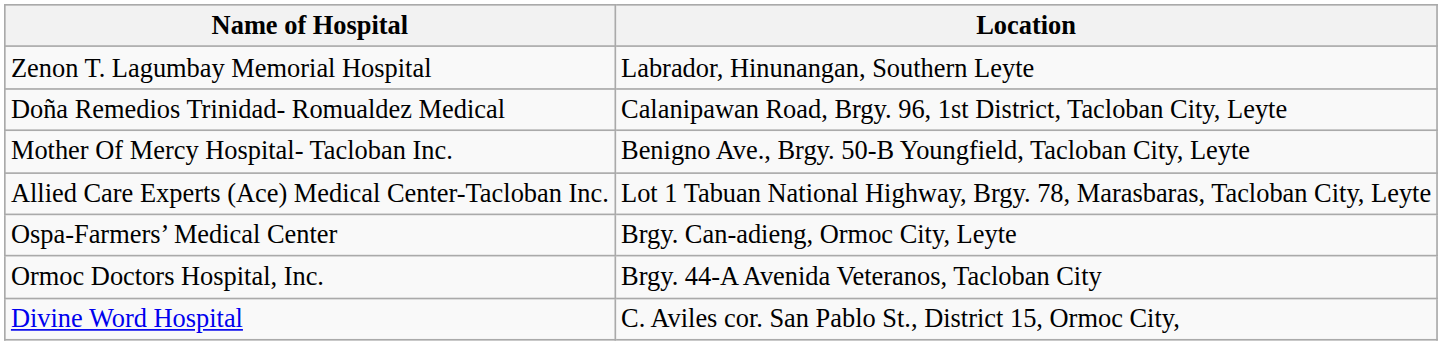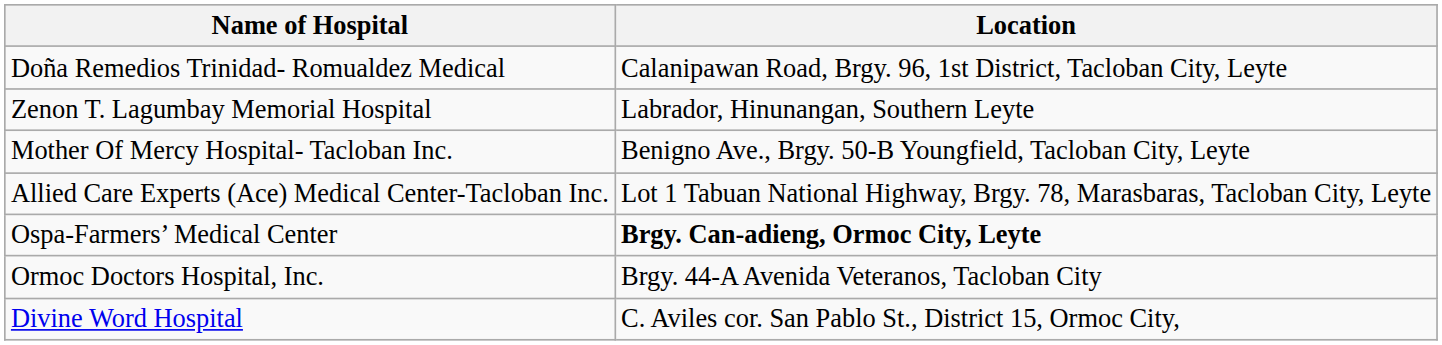rows swapped: (221, 67) <-> (258, 109)
(819, 234) normal -> (831, 234) bold
